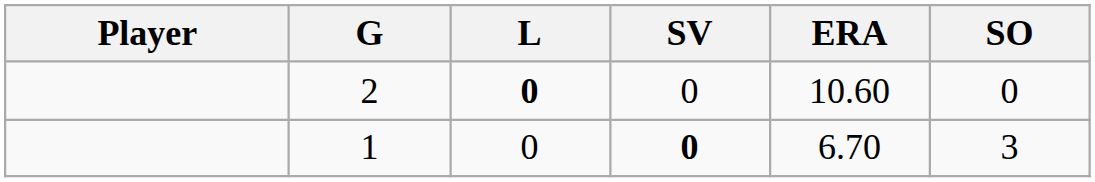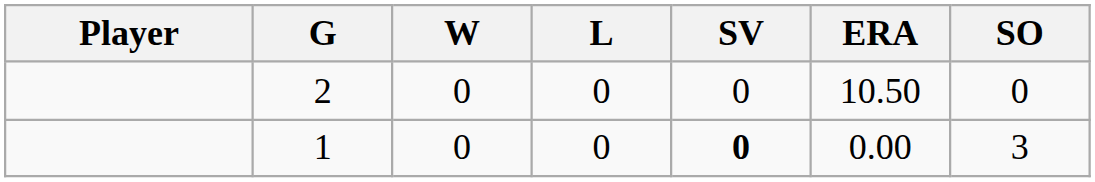+ column: (462, 33)
(530, 90) bold -> (601, 90) normal
(849, 90) 10.60 -> (880, 90) 10.50
(849, 147) 6.70 -> (880, 147) 0.00
